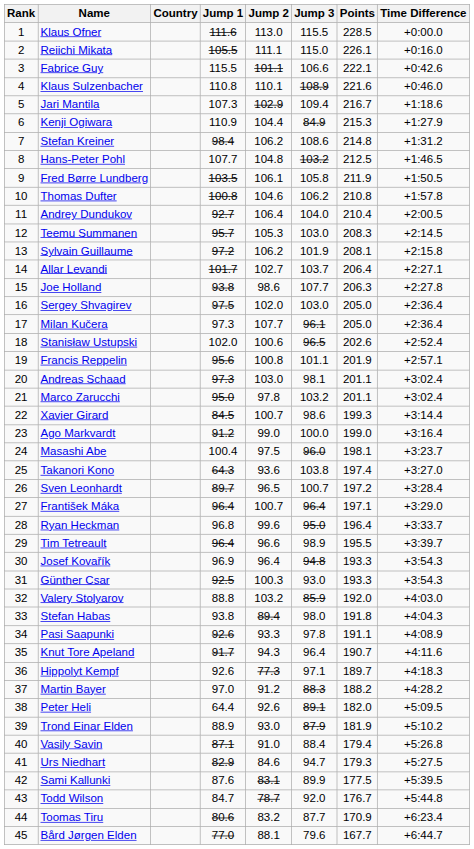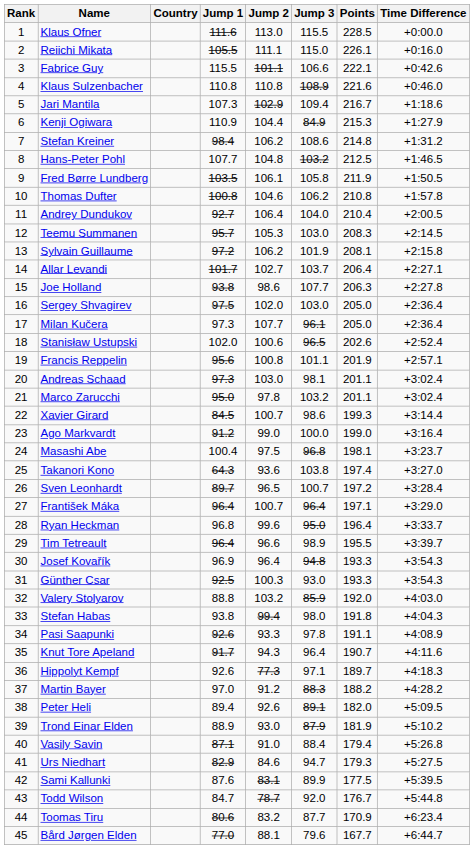(269, 86) 110.1 -> (269, 86) 110.8
(314, 452) 96.0 -> (314, 452) 96.8
(269, 616) 89.4 -> (269, 616) 99.4
(223, 707) 64.4 -> (223, 707) 89.4
